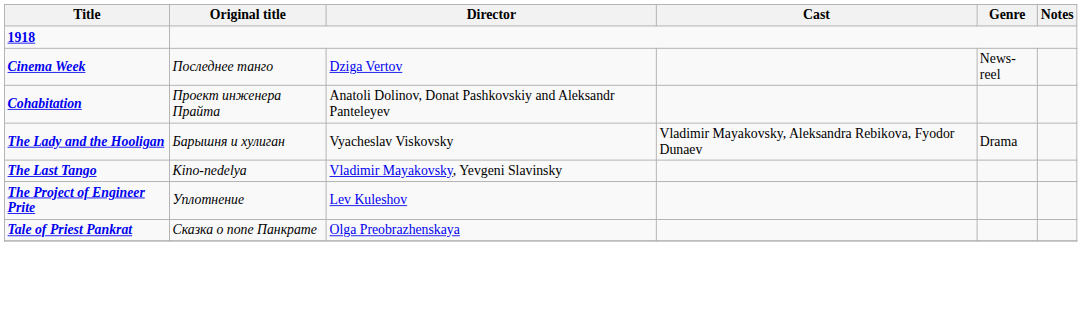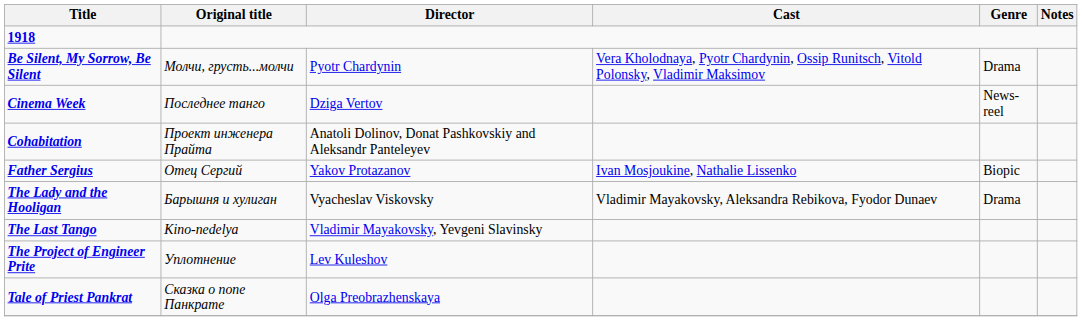+ row: (79, 66)
+ row: (50, 170)
